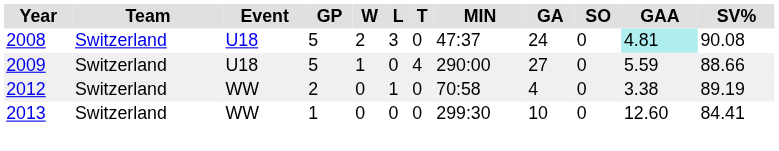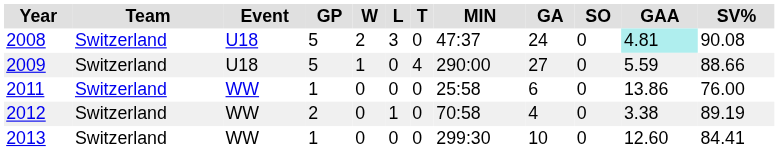+ row: (25, 89)
